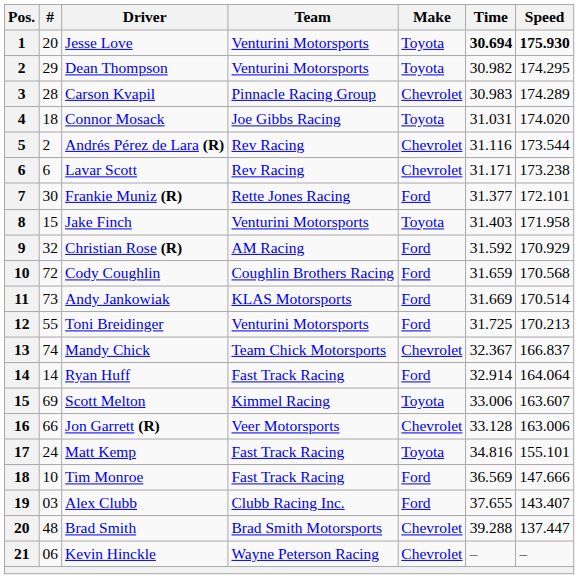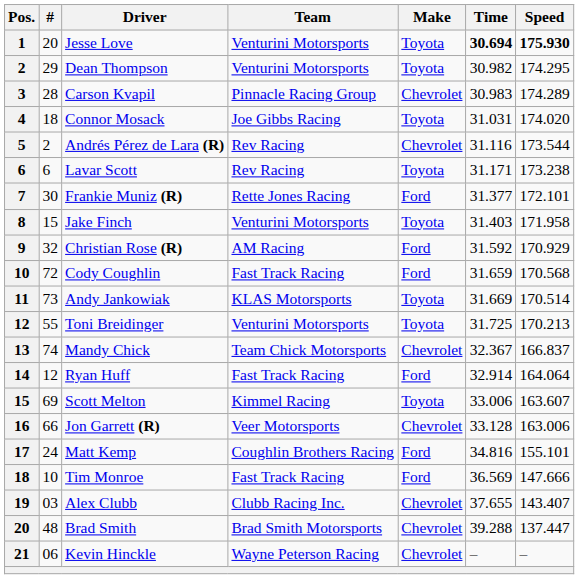(432, 170) Chevrolet -> (423, 170) Toyota
(313, 273) Coughlin Brothers Racing -> (288, 273) Fast Track Racing
(416, 298) Ford -> (423, 298) Toyota
(416, 324) Ford -> (423, 324) Toyota
(50, 375) 14 -> (50, 375) 12
(288, 452) Fast Track Racing -> (313, 452) Coughlin Brothers Racing
(423, 452) Toyota -> (416, 452) Ford
(416, 503) Ford -> (432, 503) Chevrolet
